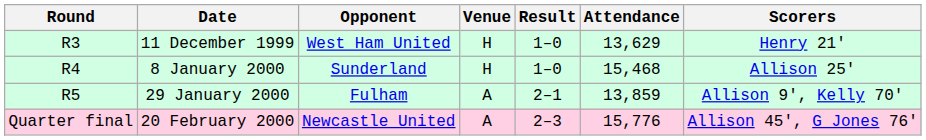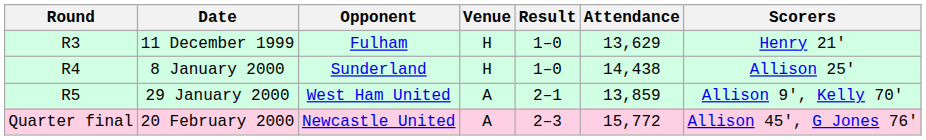(379, 44) West Ham United -> (379, 44) Fulham
(632, 70) 15,468 -> (632, 70) 14,438
(379, 96) Fulham -> (379, 96) West Ham United
(632, 122) 15,776 -> (632, 122) 15,772
